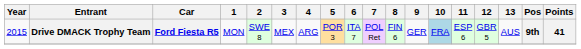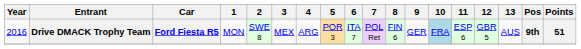(17, 32) 2015 -> (17, 32) 2016
(559, 32) 41 -> (559, 32) 51
